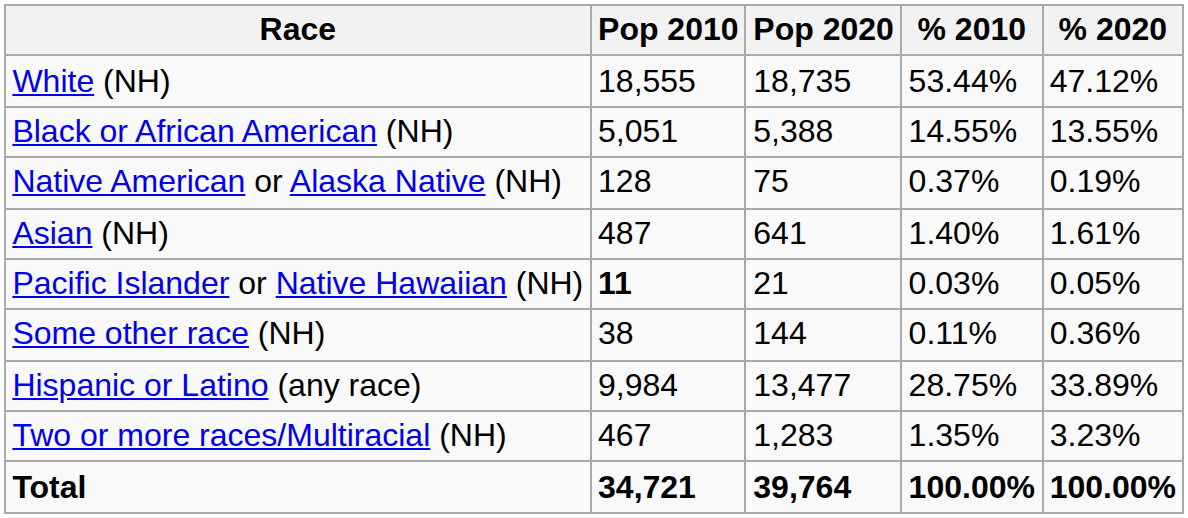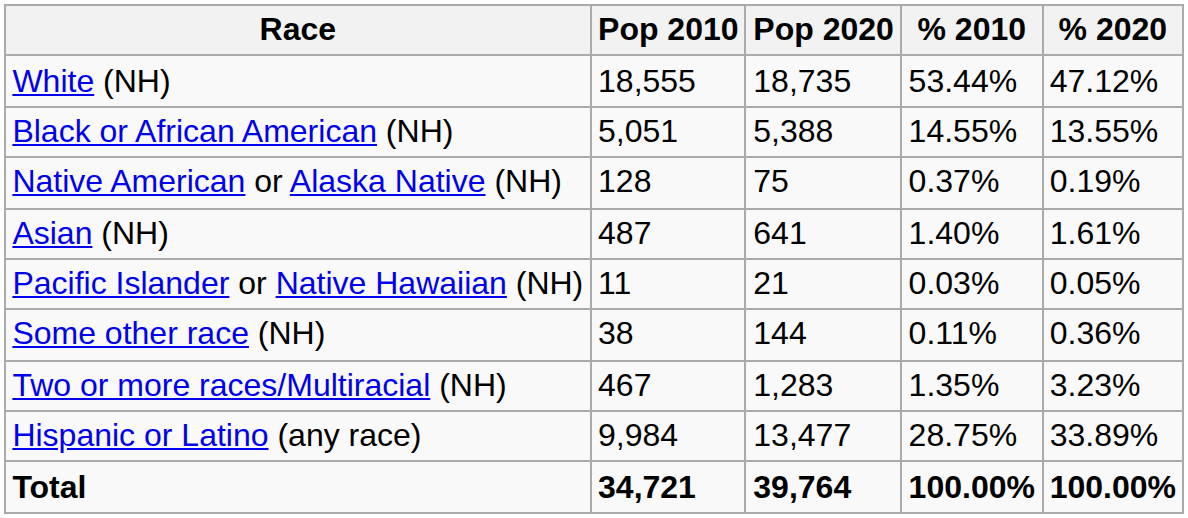(615, 283) bold -> (615, 283) normal
rows swapped: (260, 435) <-> (217, 385)
